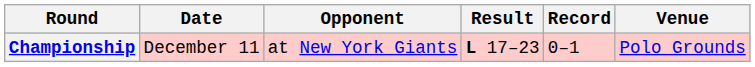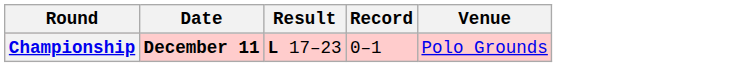- column: (363, 19)
(202, 48) normal -> (202, 48) bold
